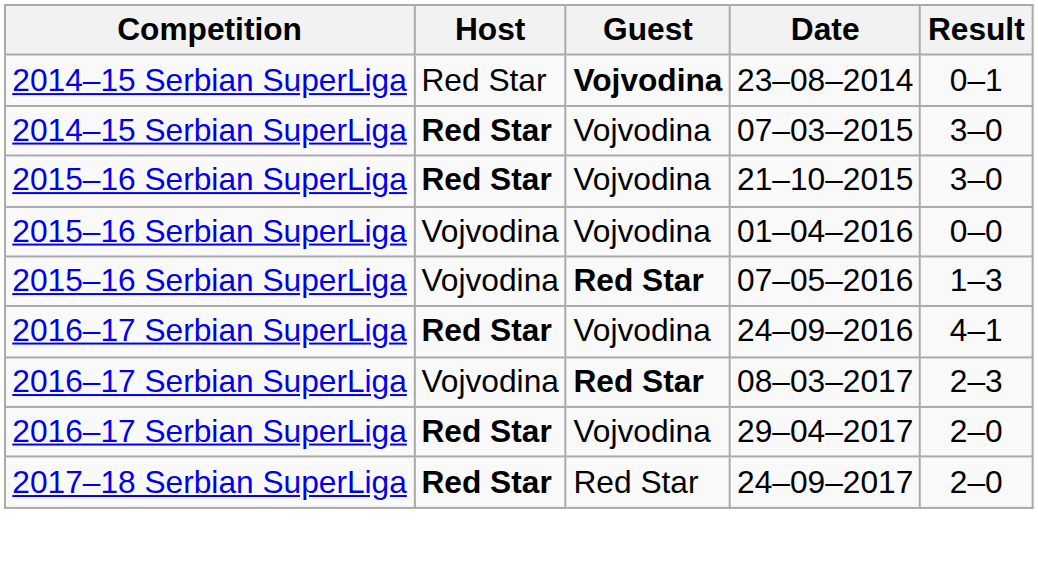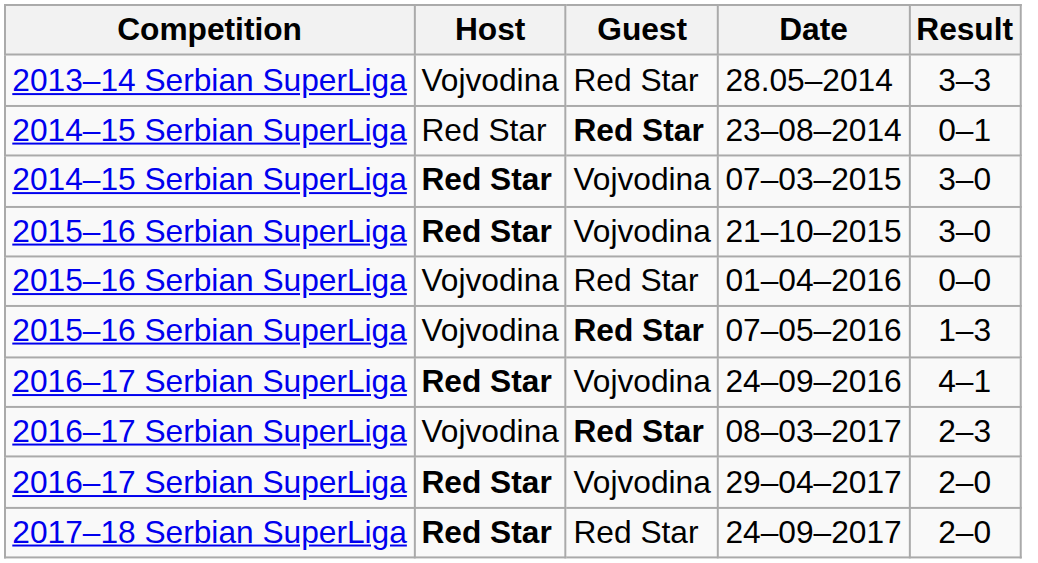+ row: (809, 79)
(648, 79) Vojvodina -> (639, 130) Red Star
(642, 230) Vojvodina -> (636, 280) Red Star
